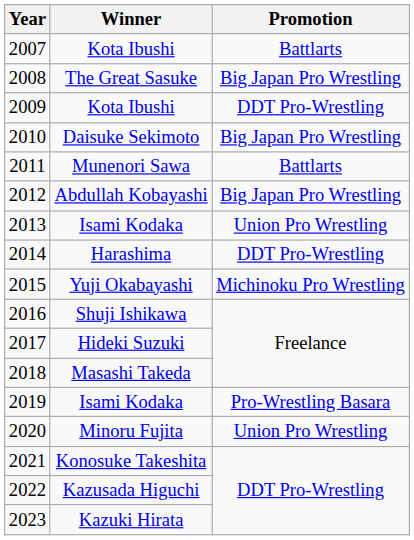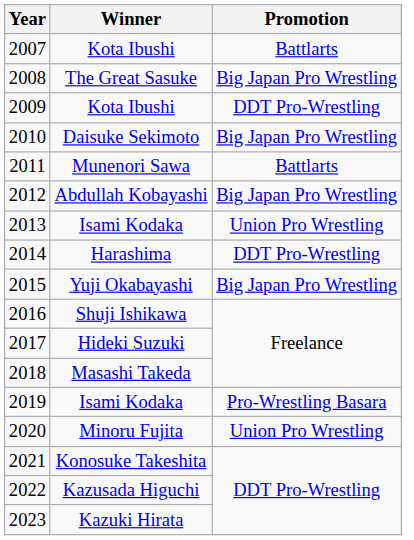(311, 284) Michinoku Pro Wrestling -> (307, 284) Big Japan Pro Wrestling
